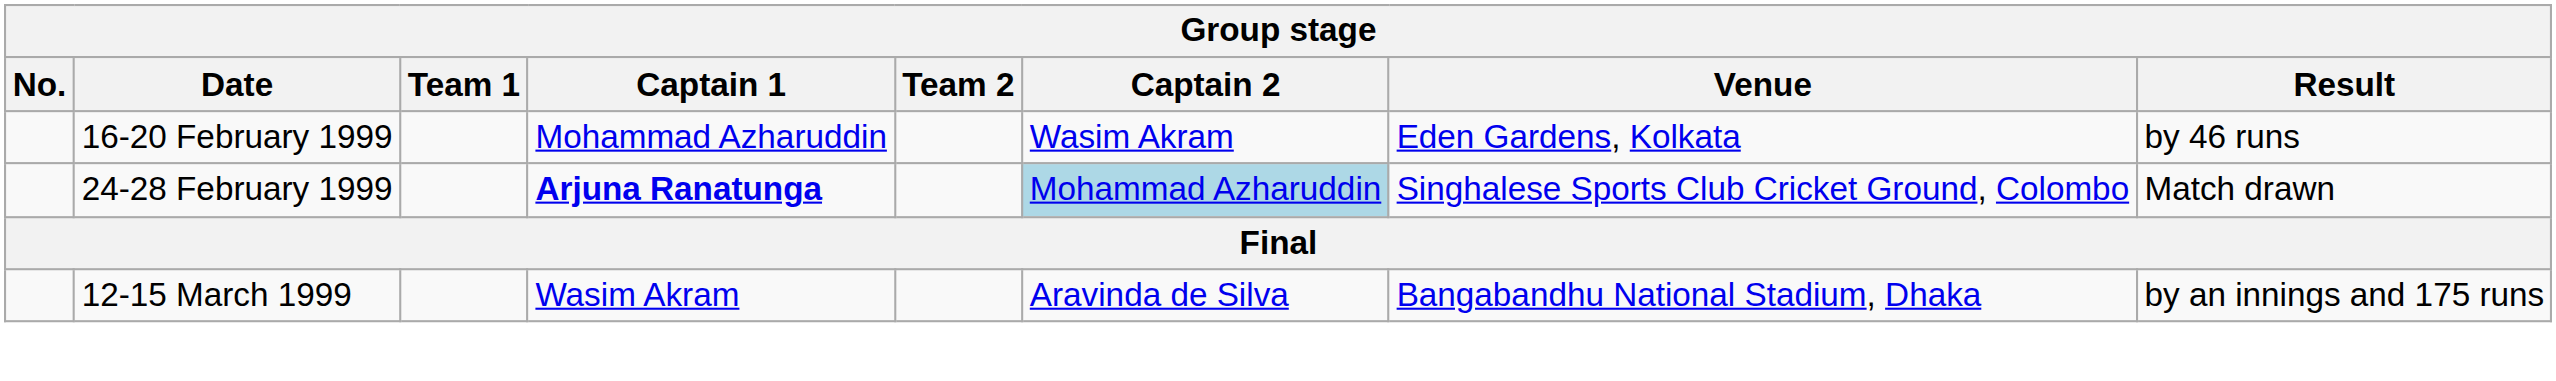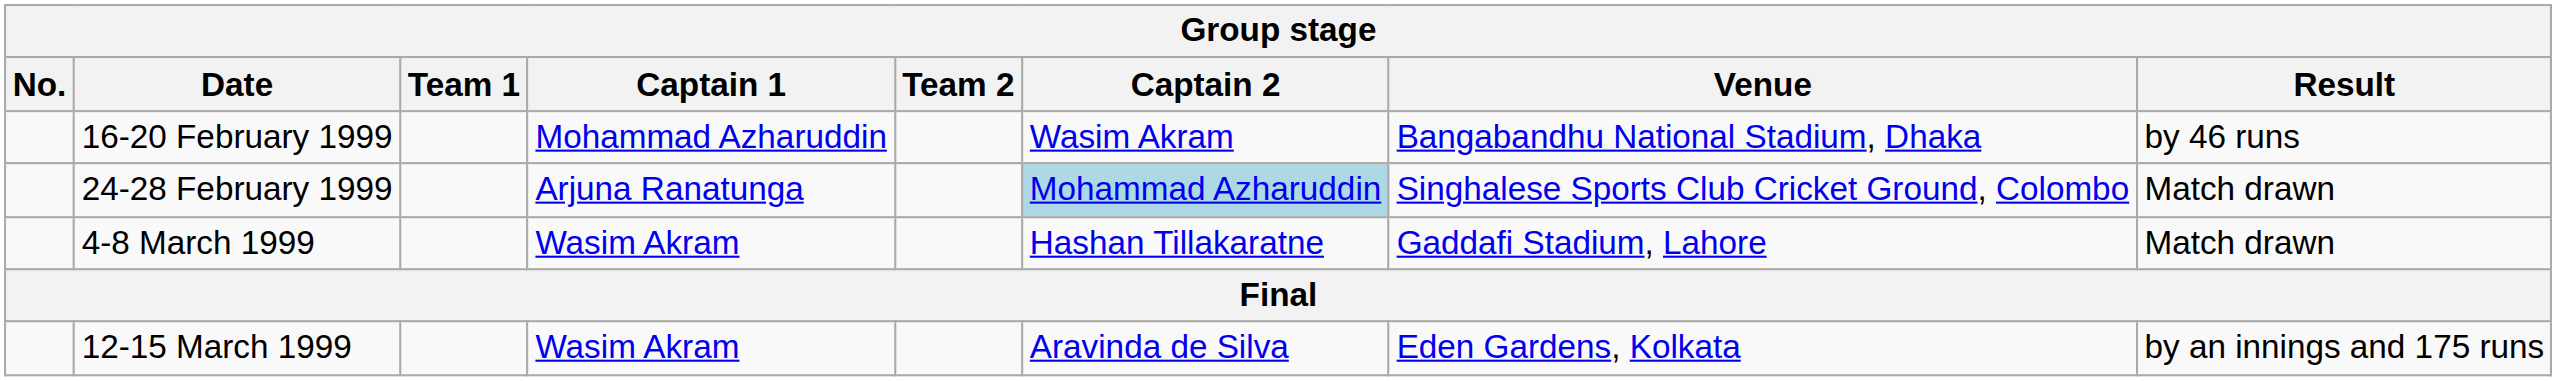(1569, 136) Eden Gardens, Kolkata -> (1689, 136) Bangabandhu National Stadium, Dhaka
(679, 189) bold -> (670, 189) normal
+ row: (198, 242)
(1689, 294) Bangabandhu National Stadium, Dhaka -> (1569, 347) Eden Gardens, Kolkata
